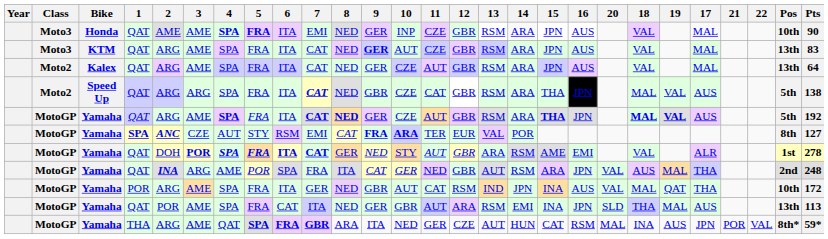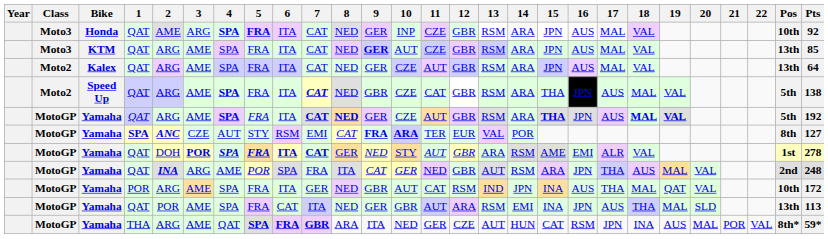columns swapped: (705, 13) <-> (613, 13)
(199, 31) AME -> (199, 31) ARG
(317, 31) EMI -> (317, 31) CAT
(813, 31) 90 -> (813, 31) 92
(813, 49) 83 -> (813, 49) 85
(199, 91) ARG -> (199, 91) AME
(229, 91) normal -> (229, 91) bold
